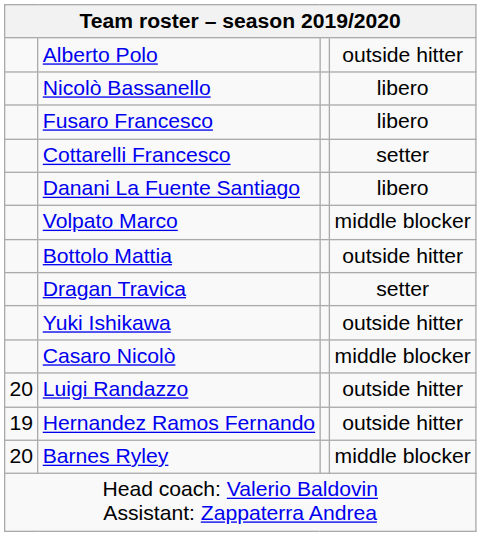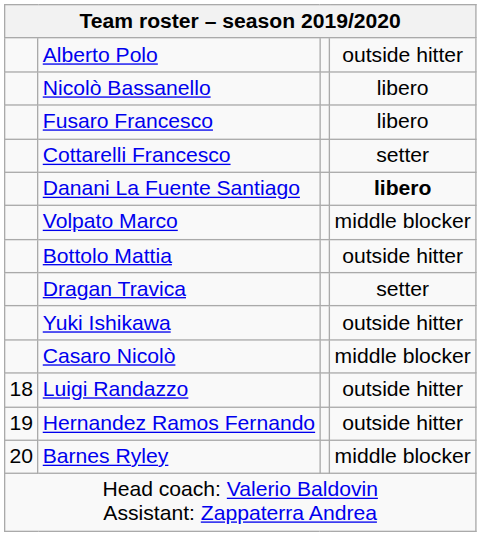(403, 188) normal -> (403, 188) bold
(21, 389) 20 -> (21, 389) 18
